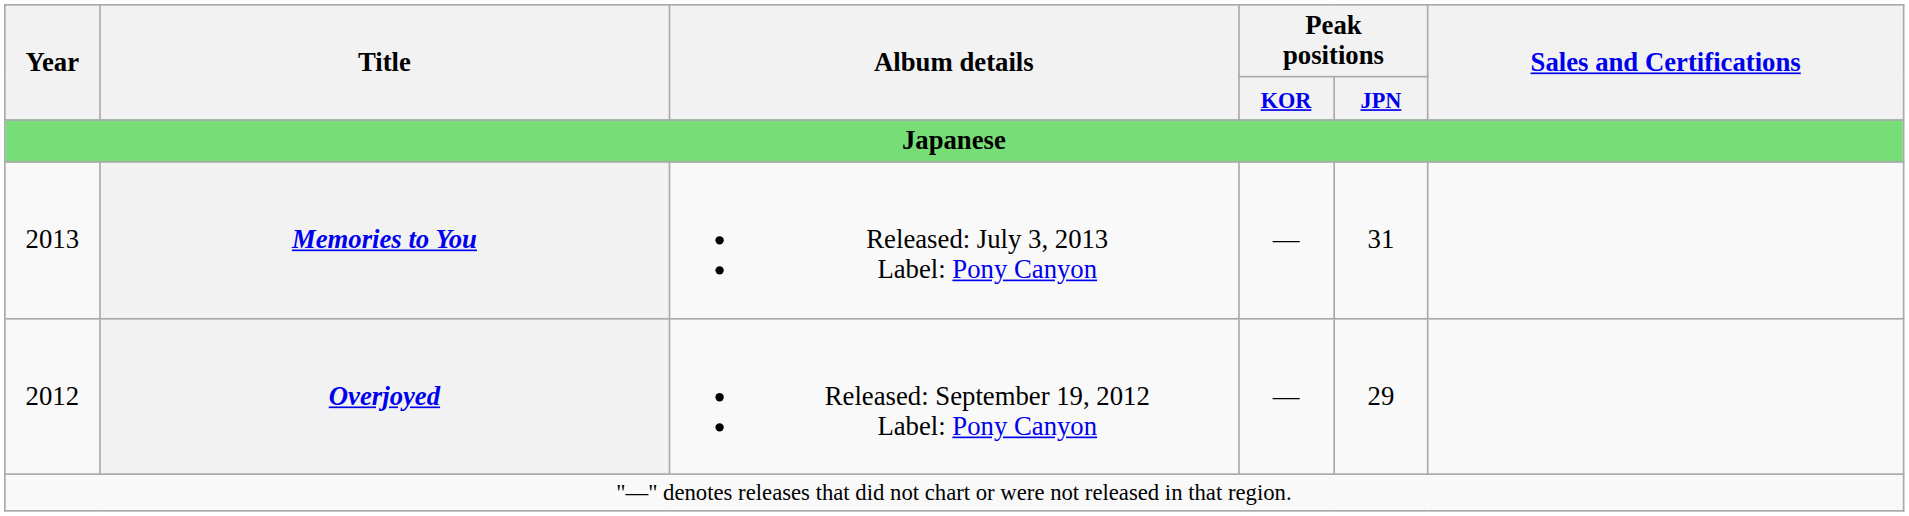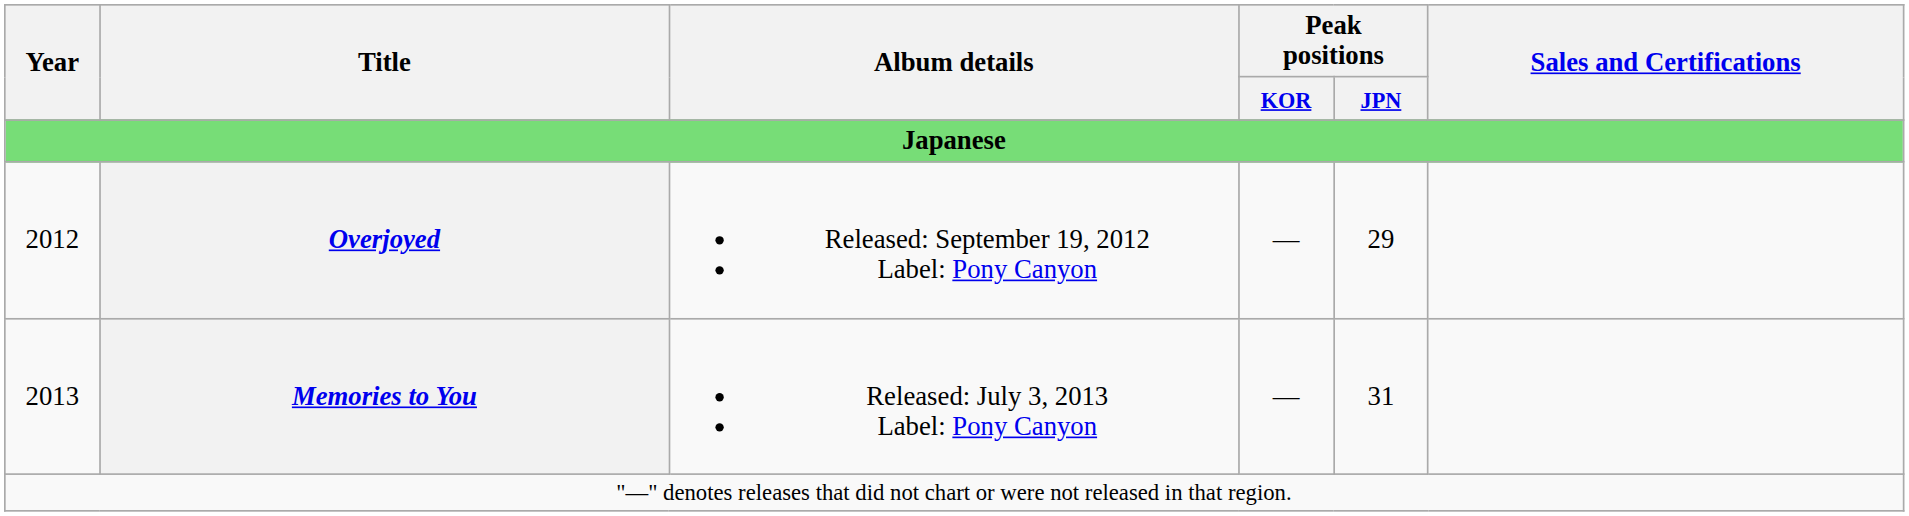rows swapped: (384, 395) <-> (384, 239)
